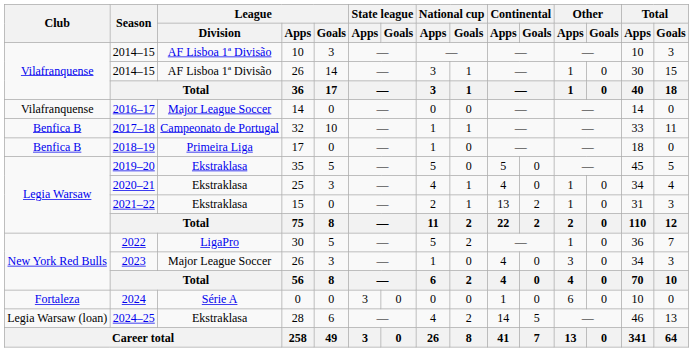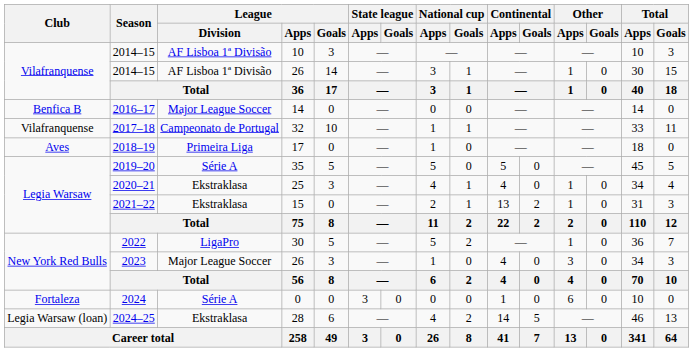(57, 109) Vilafranquense -> (57, 109) Benfica B
(57, 128) Benfica B -> (57, 128) Vilafranquense
(57, 147) Benfica B -> (57, 147) Aves
(220, 166) Ekstraklasa -> (220, 166) Série A
